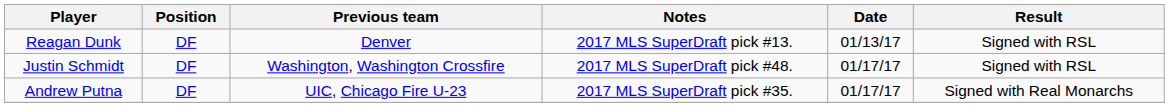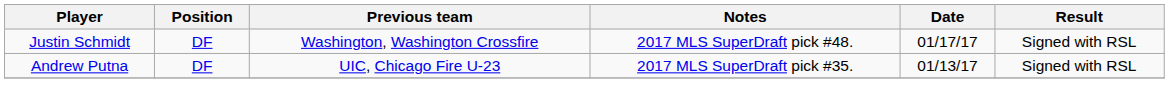- row: (73, 42)
(871, 91) 01/17/17 -> (948, 66) 01/13/17
(1039, 91) Signed with Real Monarchs -> (1079, 66) Signed with RSL
